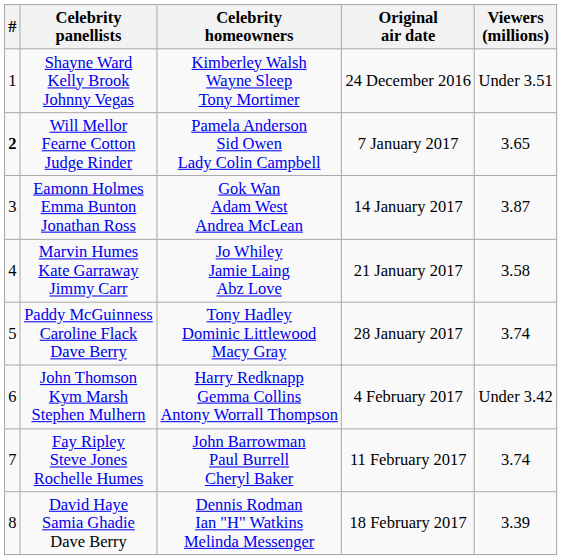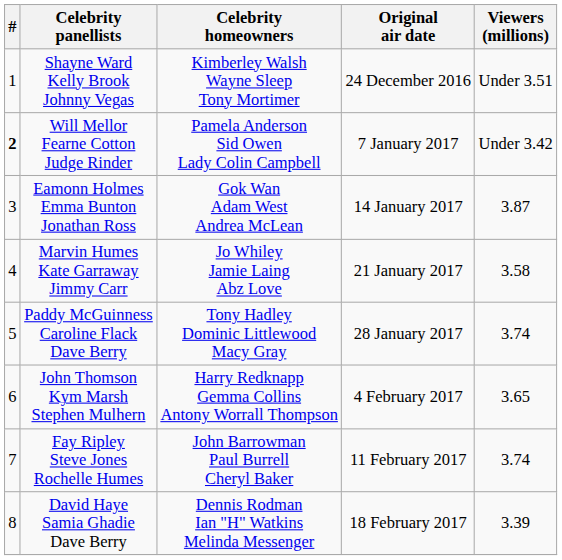(516, 144) 3.65 -> (516, 144) Under 3.42
(516, 396) Under 3.42 -> (516, 396) 3.65
